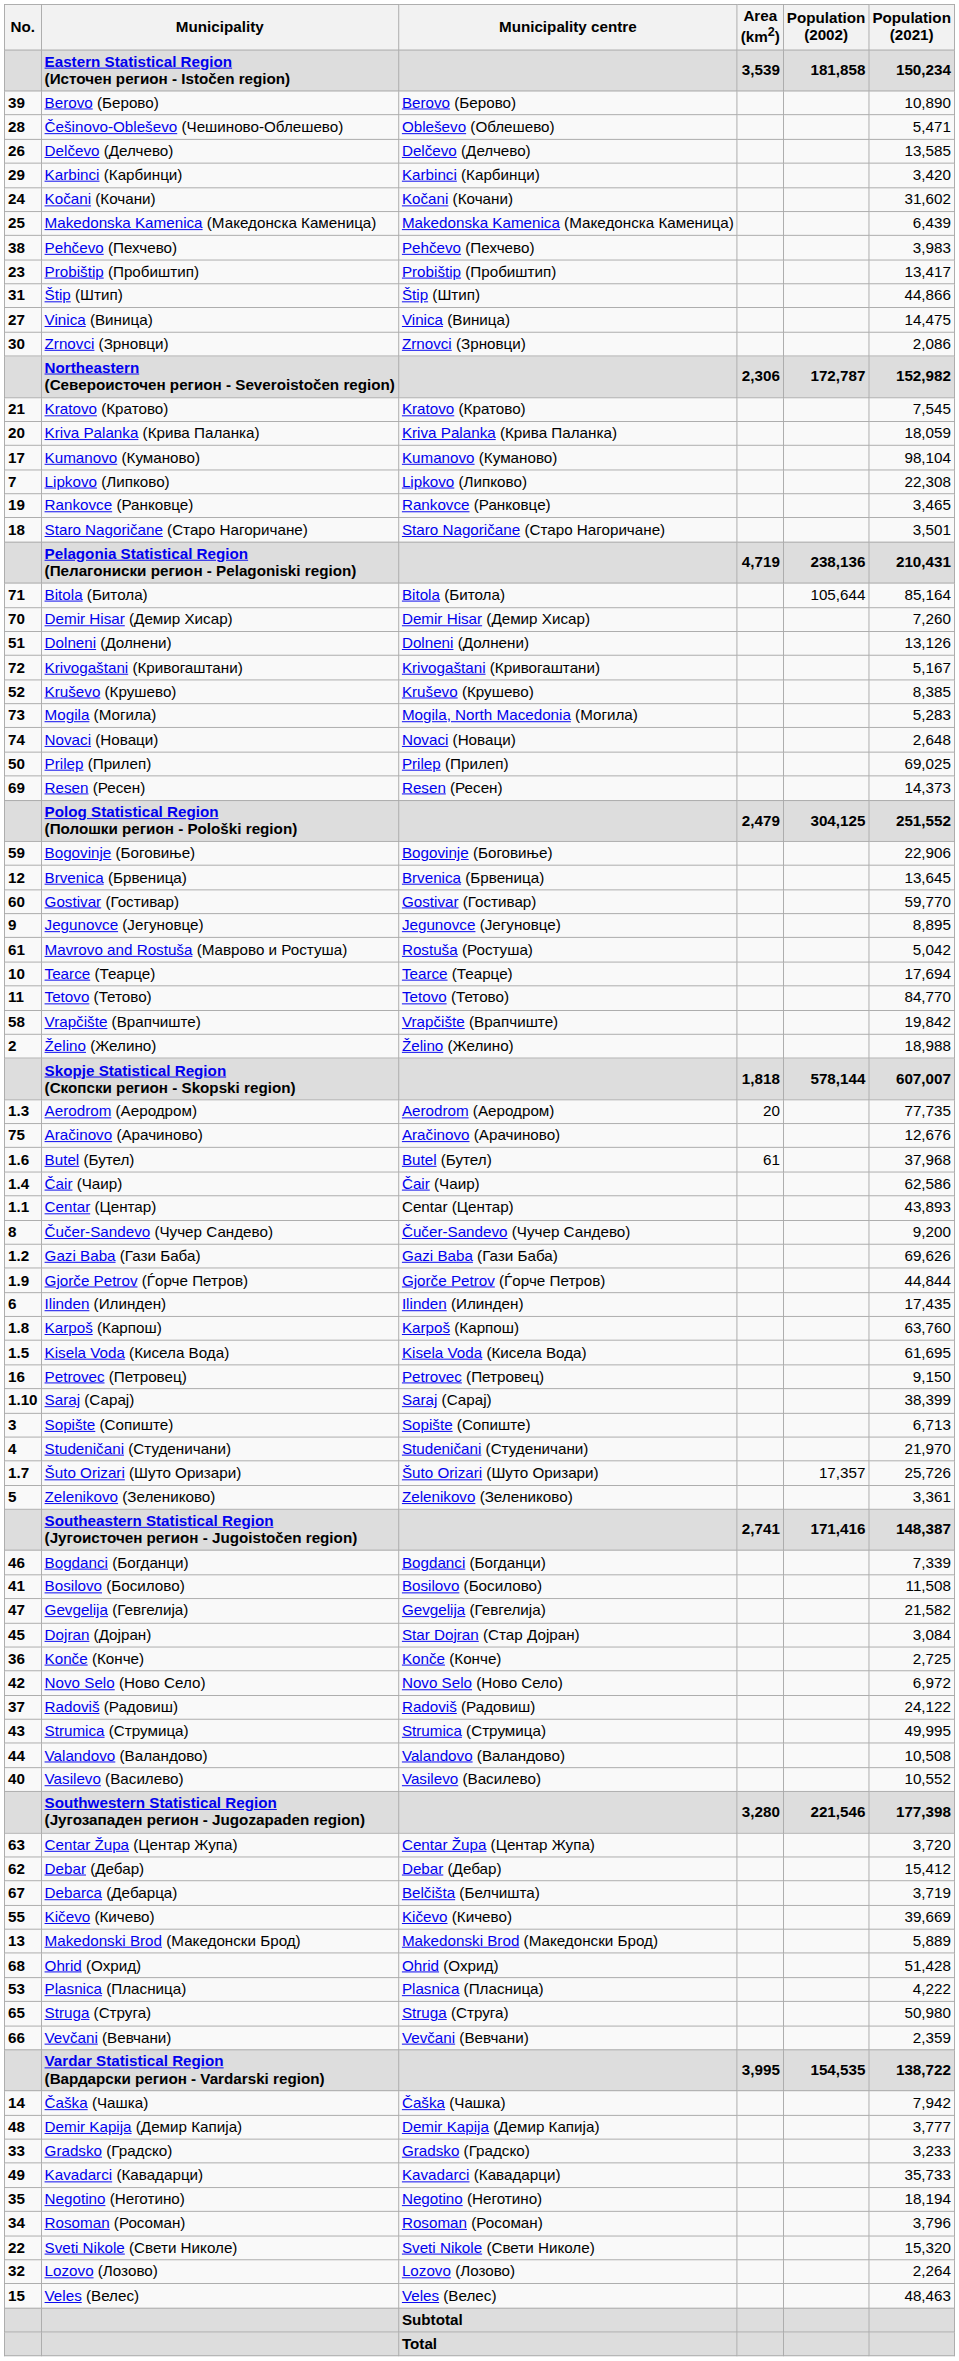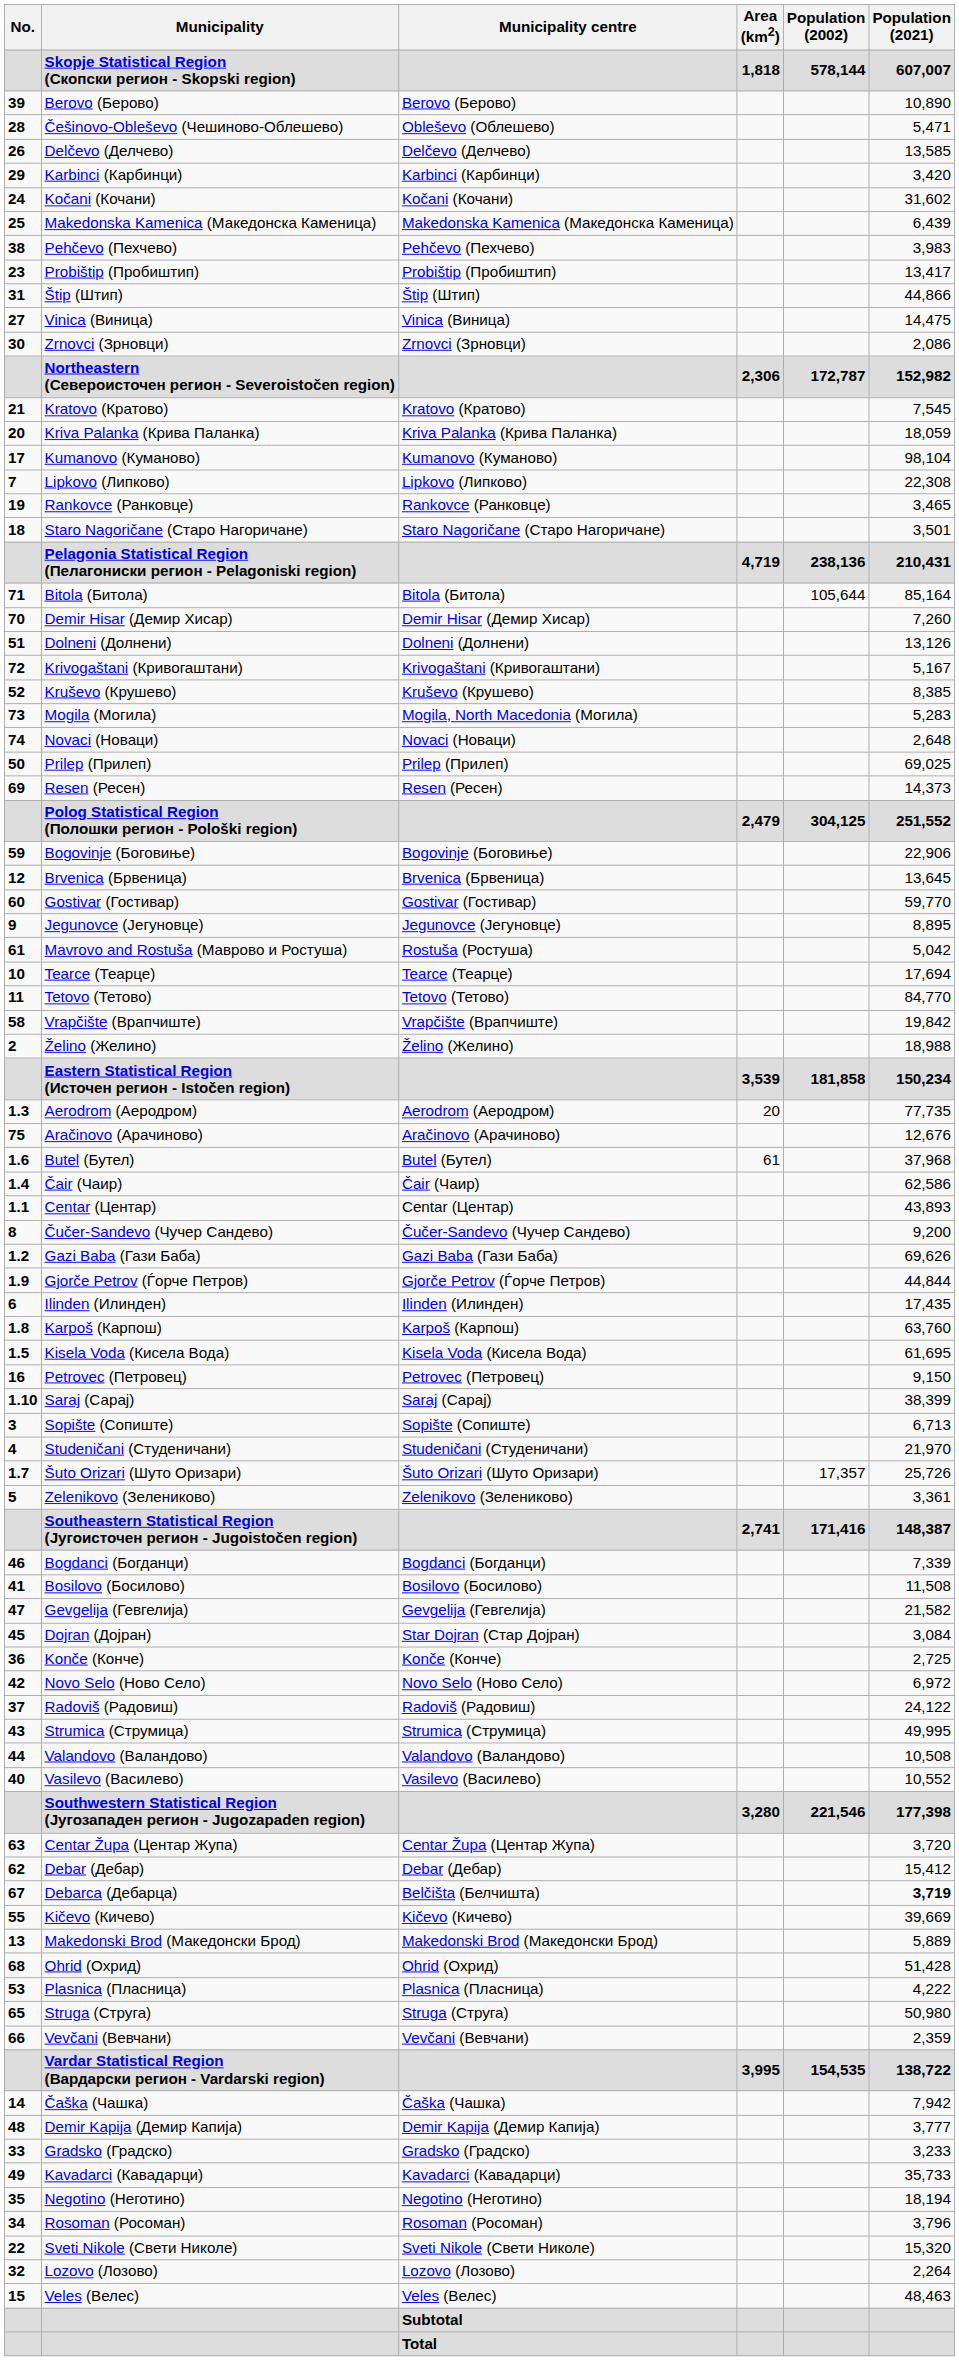rows swapped: (167, 70) <-> (170, 1078)
(932, 1893) normal -> (932, 1893) bold
